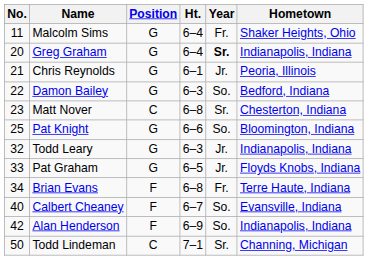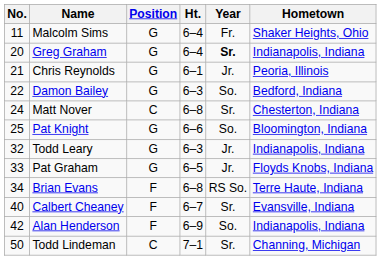(17, 110) 23 -> (17, 110) 24
(222, 187) Fr. -> (228, 187) RS So.
(222, 206) So. -> (228, 206) Sr.
